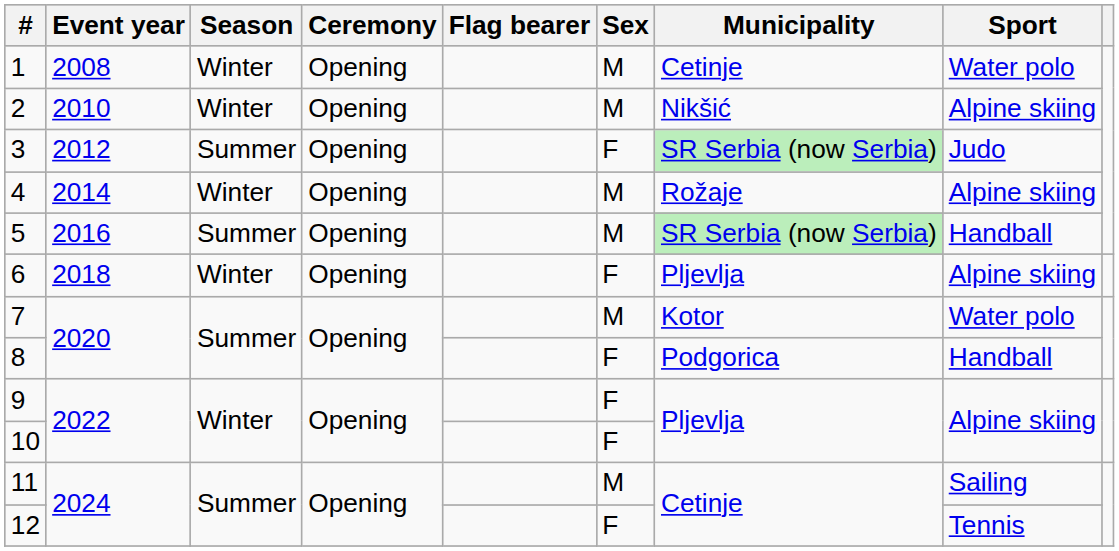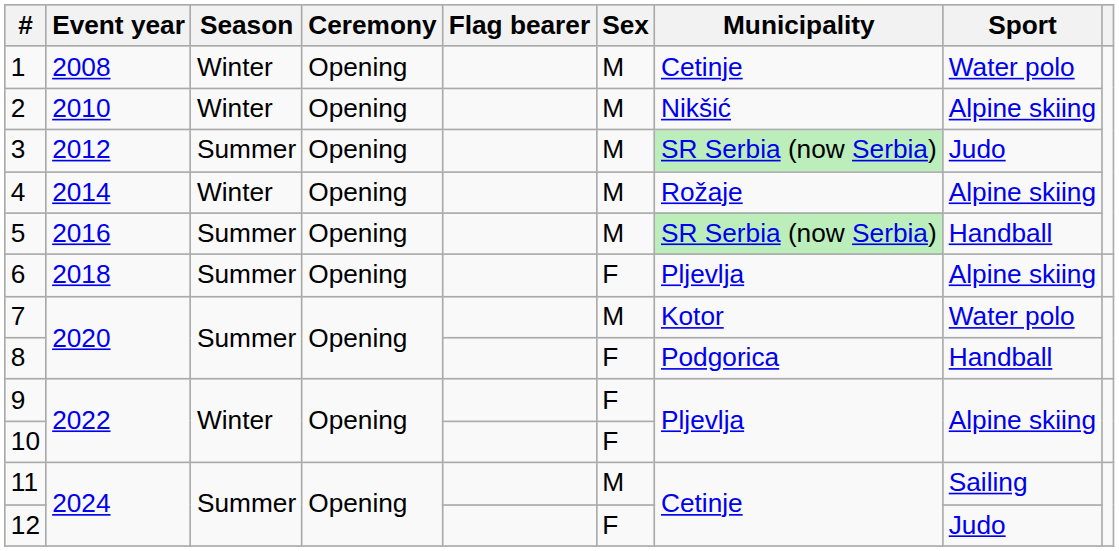(610, 150) F -> (613, 150) M
(235, 274) Winter -> (247, 274) Summer
(987, 524) Tennis -> (977, 524) Judo
